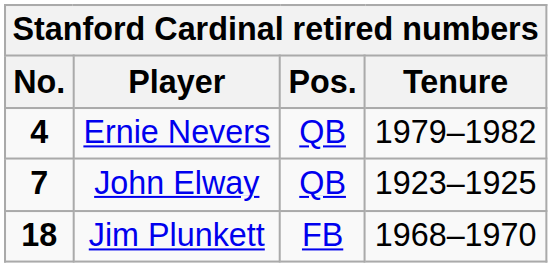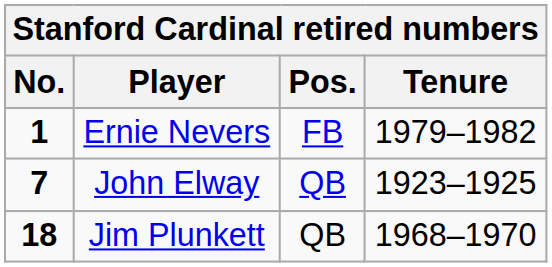(39, 132) 4 -> (39, 132) 1
(323, 132) QB -> (323, 132) FB
(323, 235) FB -> (323, 235) QB
